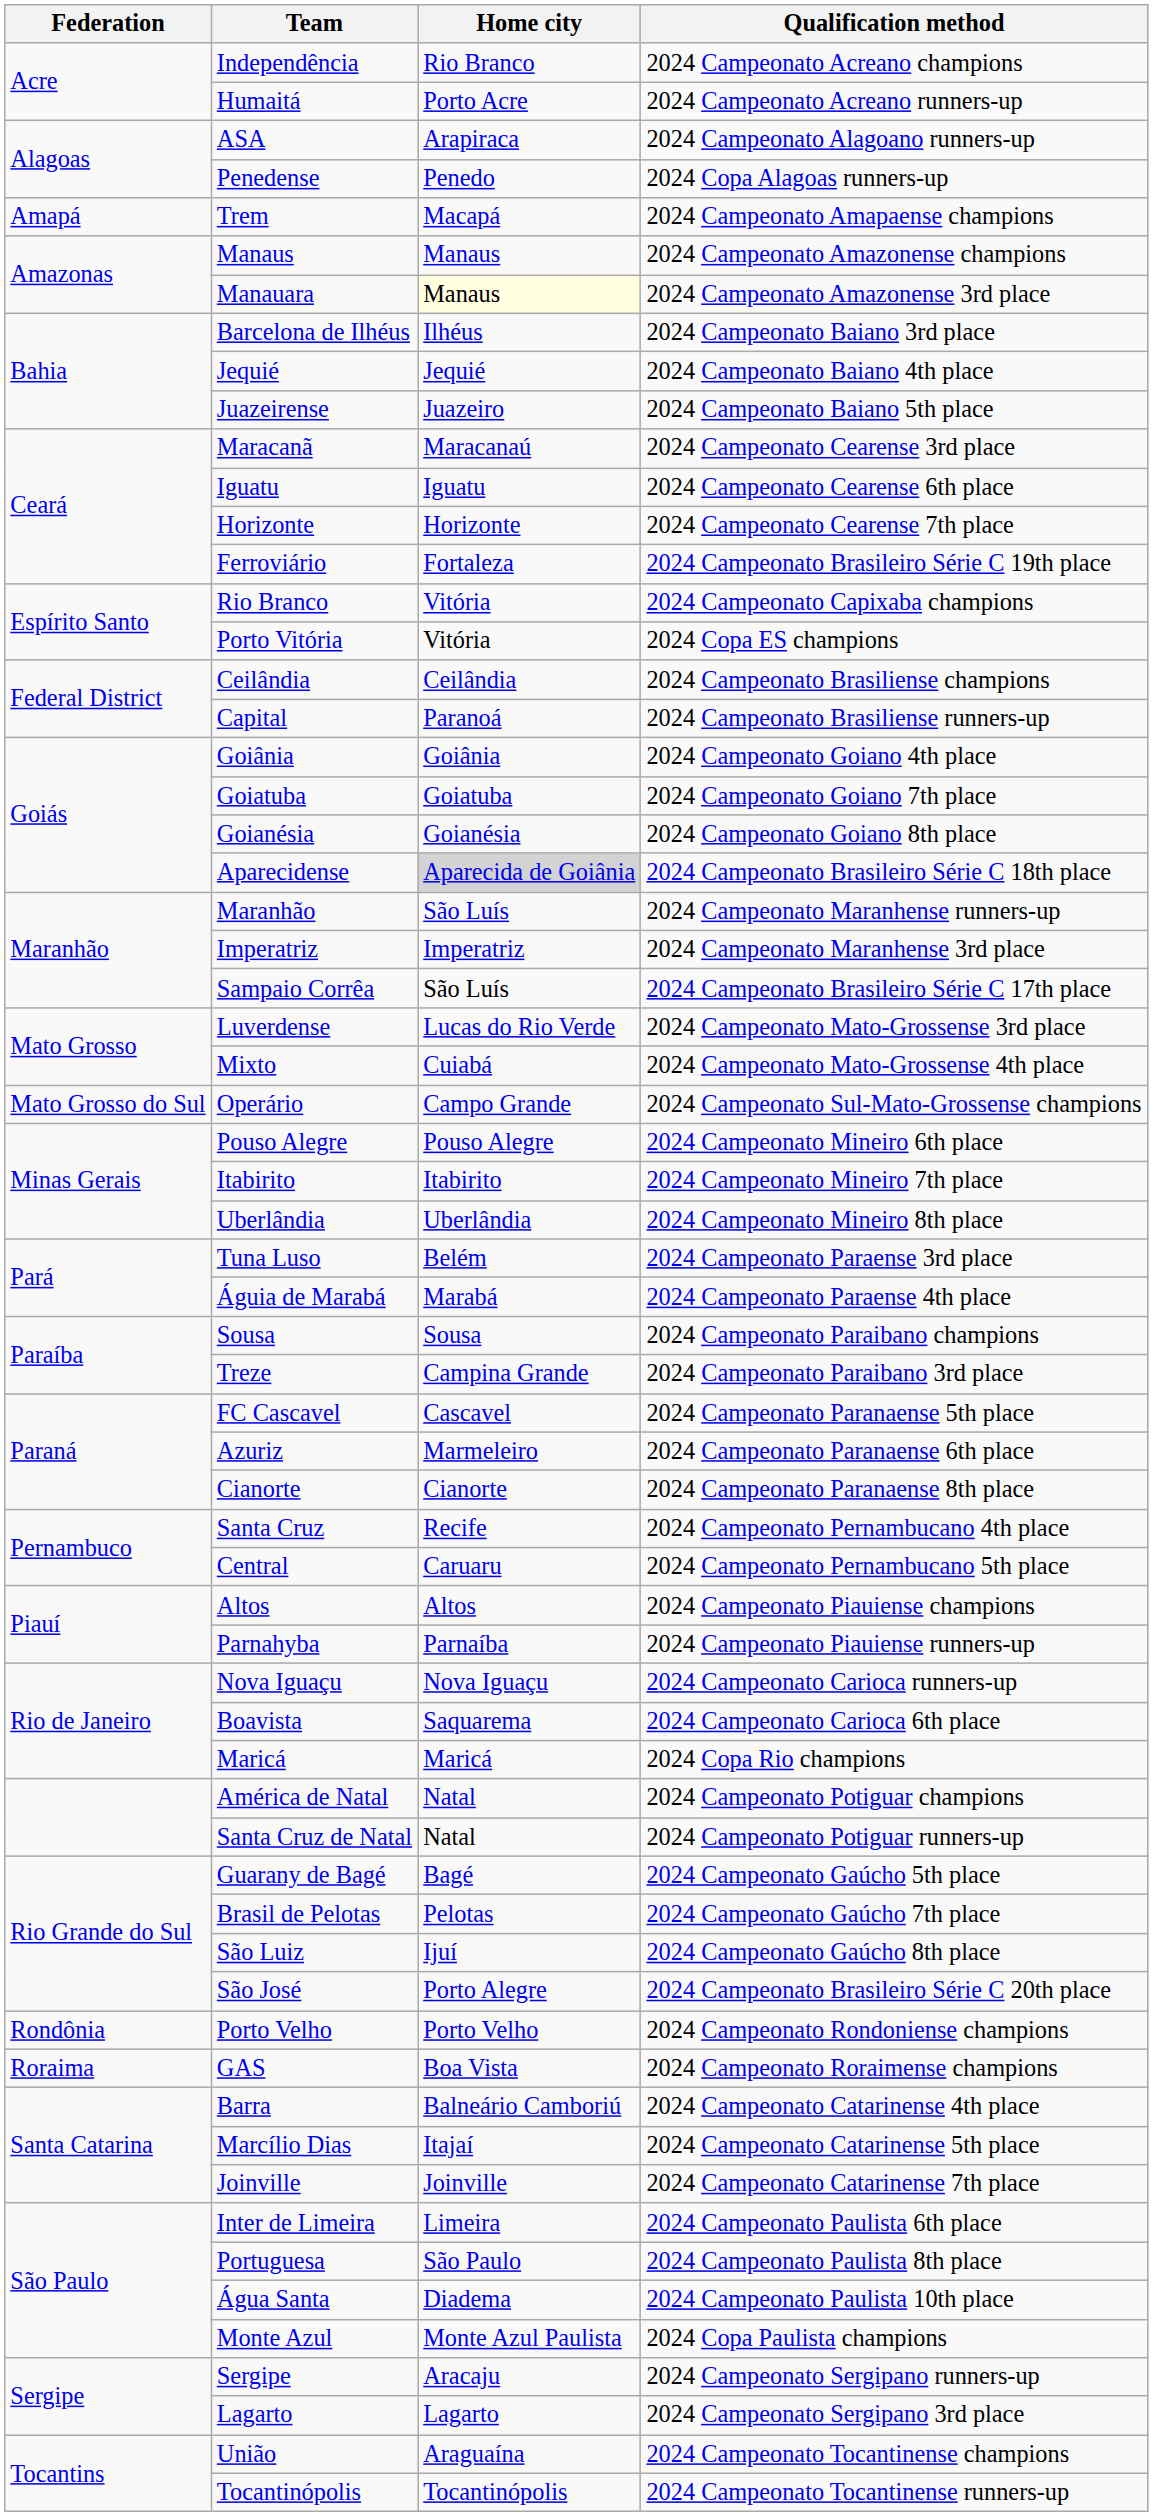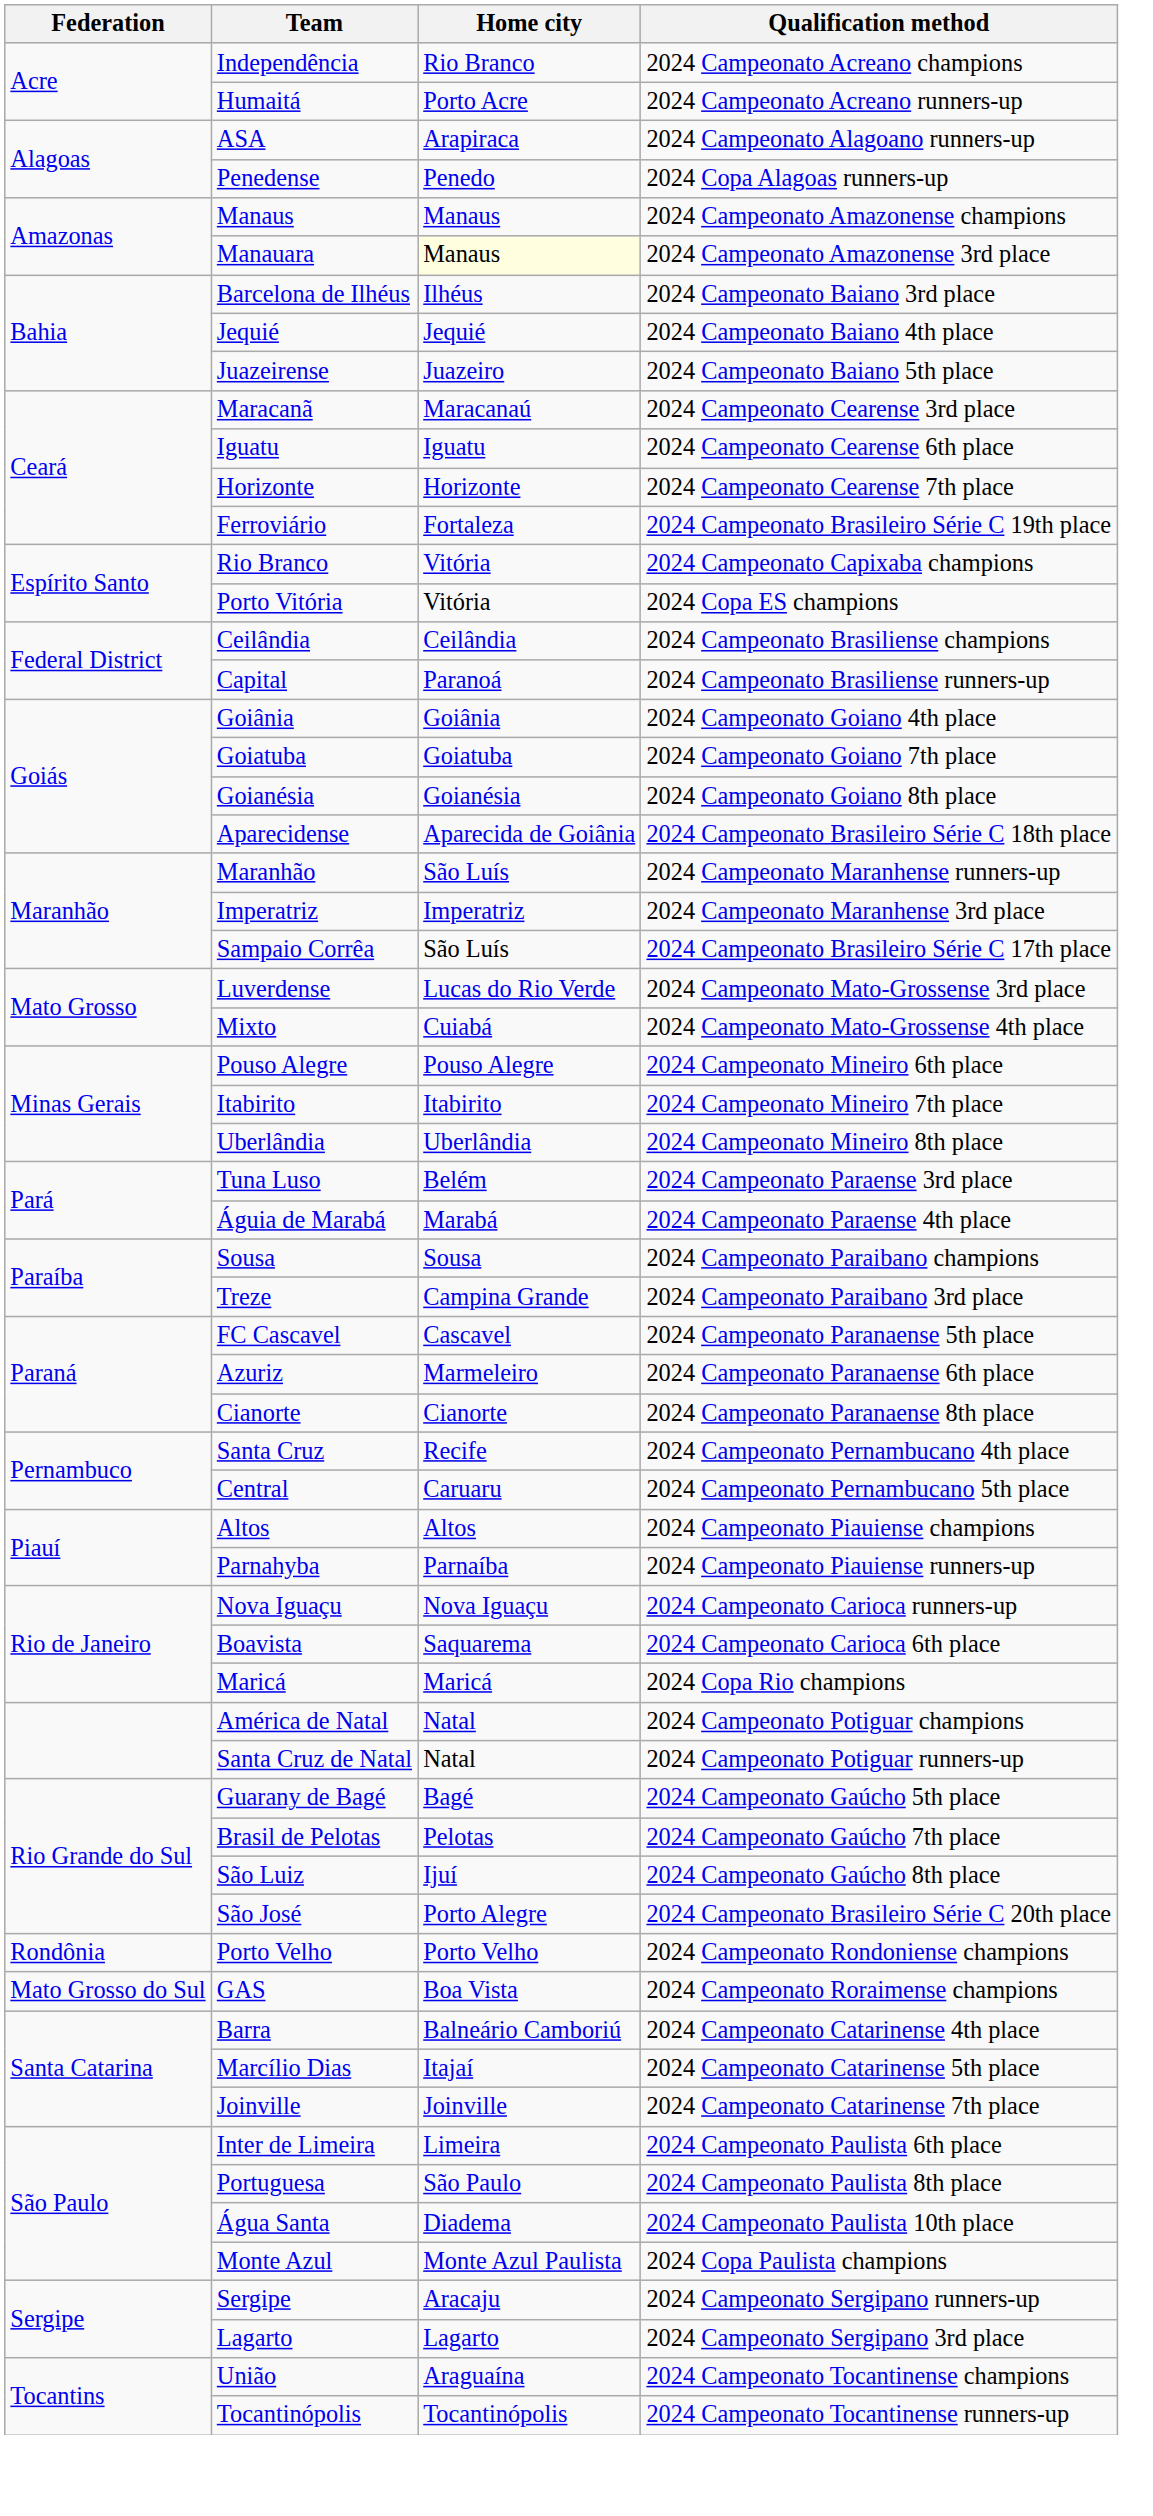- row: (243, 216)
(529, 872) lightgrey background -> (529, 833) no background
- row: (260, 1103)
(52, 2067) Roraima -> (108, 1990) Mato Grosso do Sul
